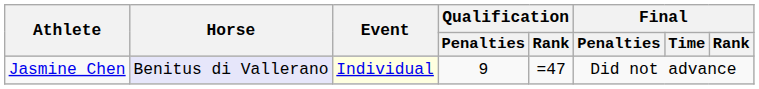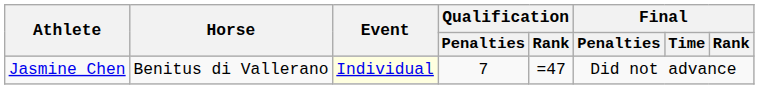(231, 70) lavender background -> (231, 70) no background
(483, 70) 9 -> (483, 70) 7
